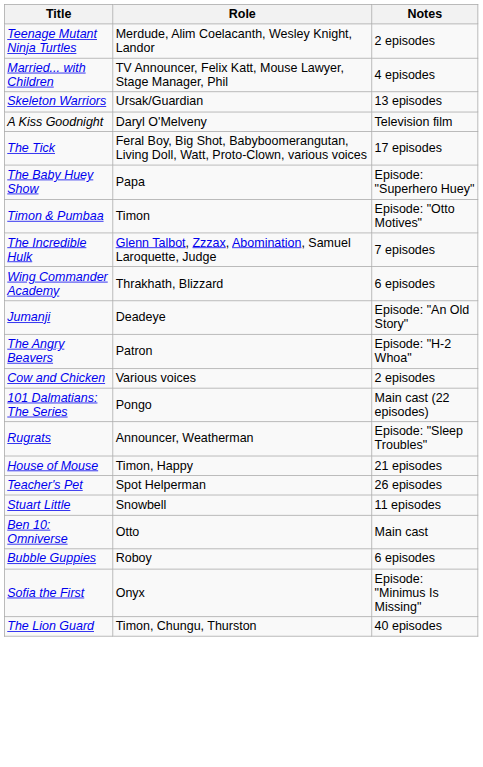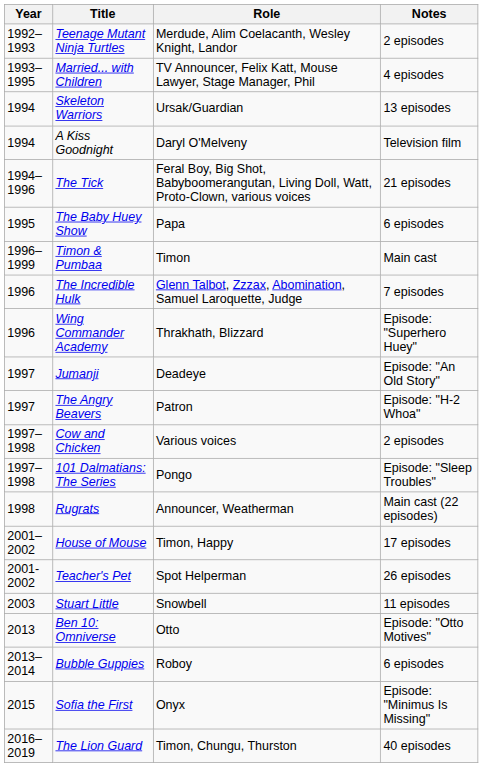+ column: (28, 14)
(408, 148) 17 episodes -> (417, 183) 21 episodes
(424, 182) Episode: "Superhero Huey" -> (414, 224) 6 episodes
(415, 216) Episode: "Otto Motives" -> (410, 258) Main cast
(405, 283) 6 episodes -> (415, 332) Episode: "Superhero Huey"
(412, 405) Main cast (22 episodes) -> (428, 475) Episode: "Sleep Troubles"
(419, 438) Episode: "Sleep Troubles" -> (421, 509) Main cast (22 episodes)
(408, 465) 21 episodes -> (417, 542) 17 episodes
(401, 532) Main cast -> (423, 630) Episode: "Otto Motives"
